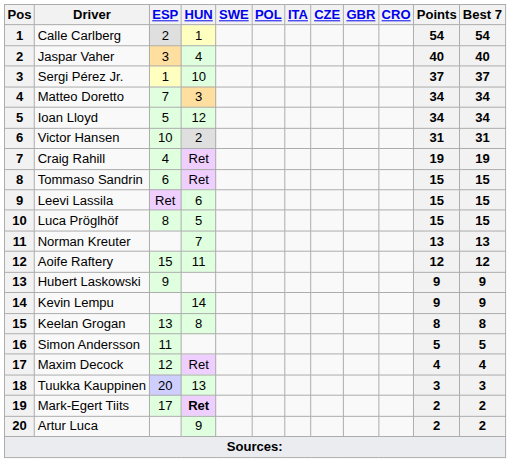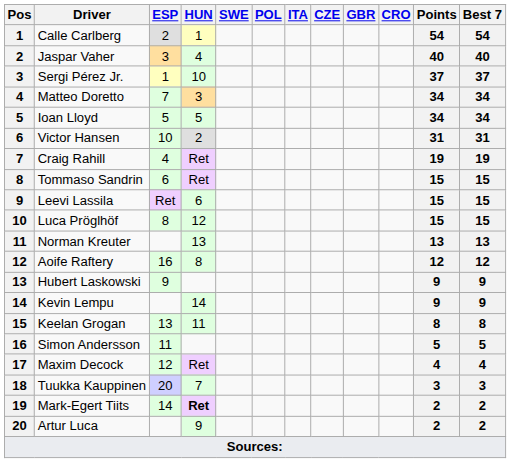(199, 117) 12 -> (199, 117) 5
(199, 220) 5 -> (199, 220) 12
(199, 241) 7 -> (199, 241) 13
(165, 261) 15 -> (165, 261) 16
(199, 261) 11 -> (199, 261) 8
(199, 323) 8 -> (199, 323) 11
(199, 385) 13 -> (199, 385) 7
(165, 405) 17 -> (165, 405) 14
